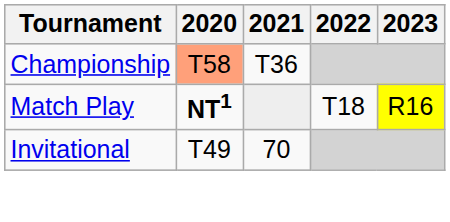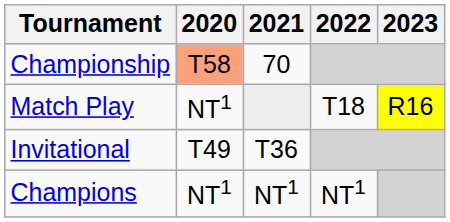(276, 63) T36 -> (276, 63) 70
(209, 106) bold -> (209, 106) normal
(276, 149) 70 -> (276, 149) T36
+ row: (74, 192)
